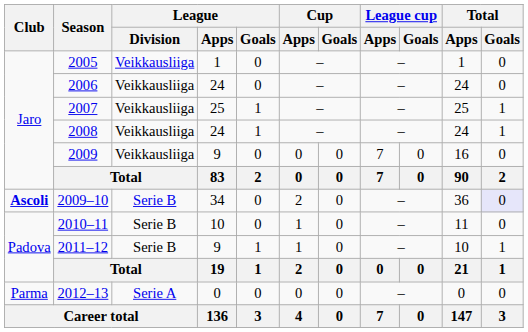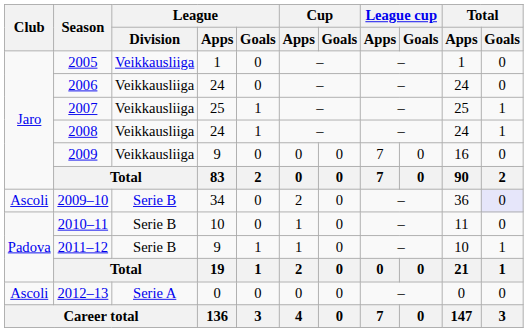(29, 200) bold -> (29, 200) normal
(29, 293) Parma -> (29, 293) Ascoli
